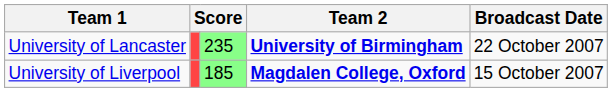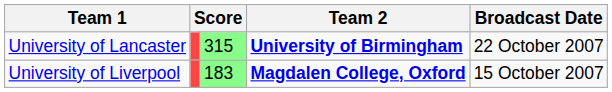(219, 45) 235 -> (219, 45) 315
(219, 73) 185 -> (219, 73) 183
